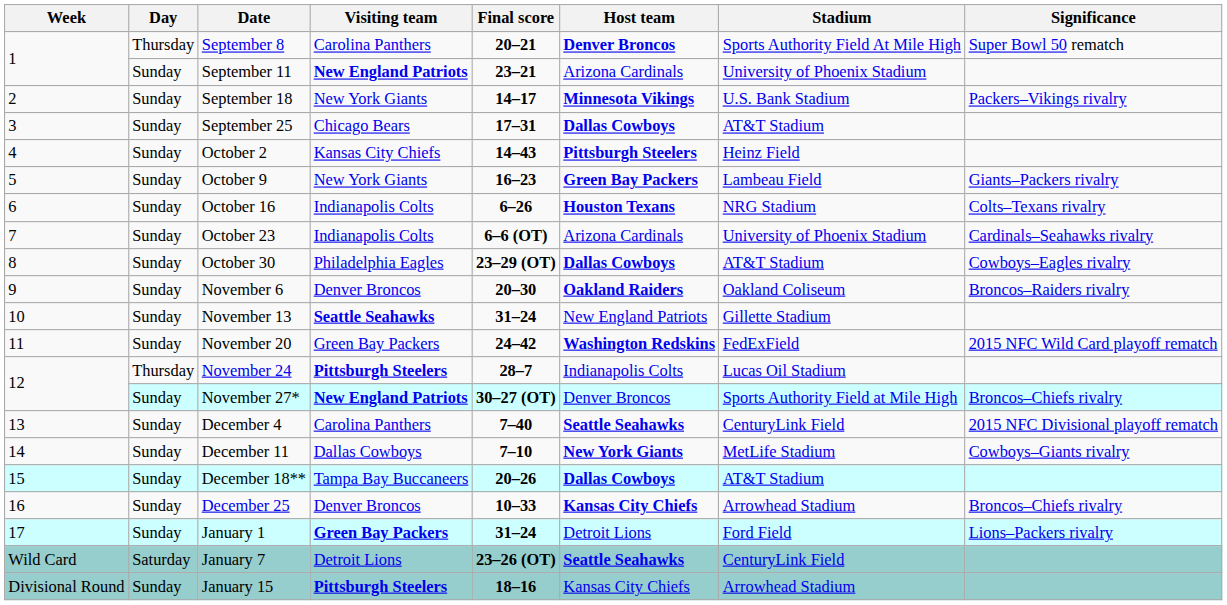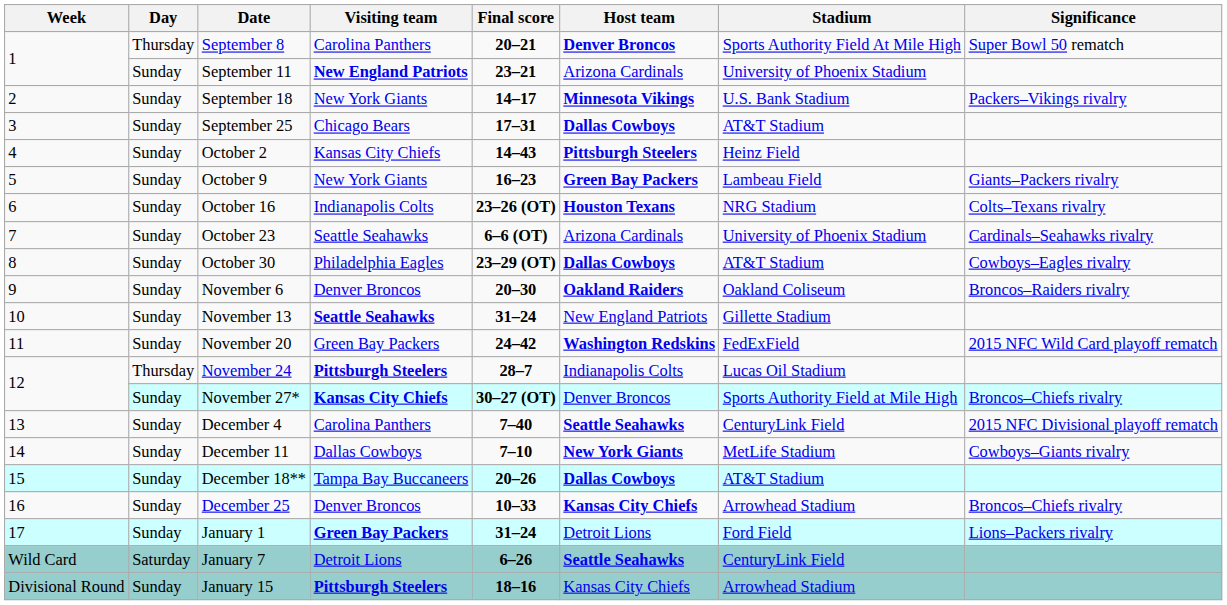(516, 207) 6–26 -> (516, 207) 23–26 (OT)
(374, 234) Indianapolis Colts -> (371, 234) Seattle Seahawks
(391, 397) New England Patriots -> (381, 397) Kansas City Chiefs
(516, 559) 23–26 (OT) -> (516, 559) 6–26
